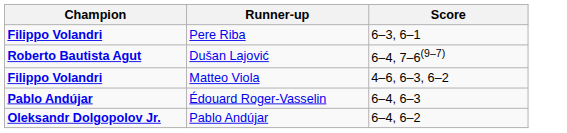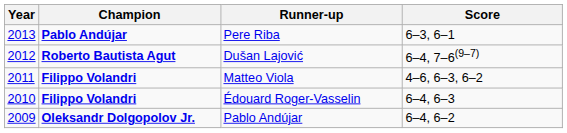+ column: (21, 15)
(55, 35) Filippo Volandri -> (84, 35) Pablo Andújar
(50, 98) Pablo Andújar -> (89, 98) Filippo Volandri
